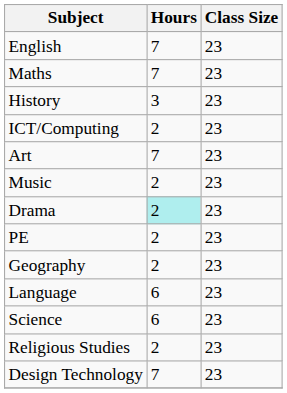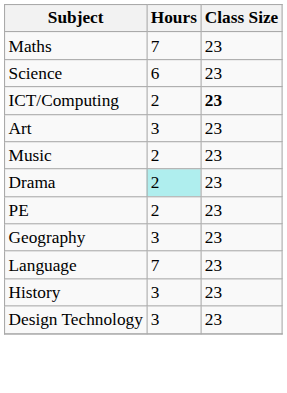- row: (35, 45)
rows swapped: (35, 319) <-> (34, 100)
(213, 127) normal -> (213, 100) bold
(155, 155) 7 -> (155, 127) 3
(155, 264) 2 -> (155, 237) 3
(155, 292) 6 -> (155, 264) 7
- row: (69, 347)
(155, 374) 7 -> (155, 319) 3
